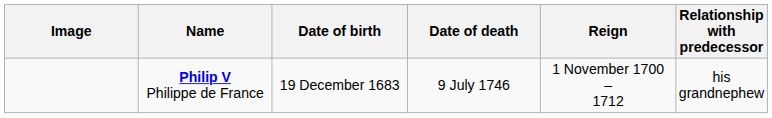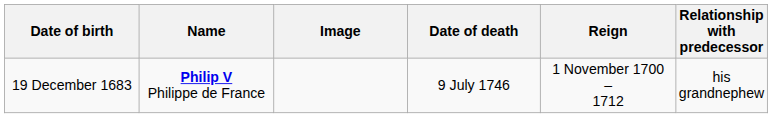columns swapped: (71, 31) <-> (340, 31)
